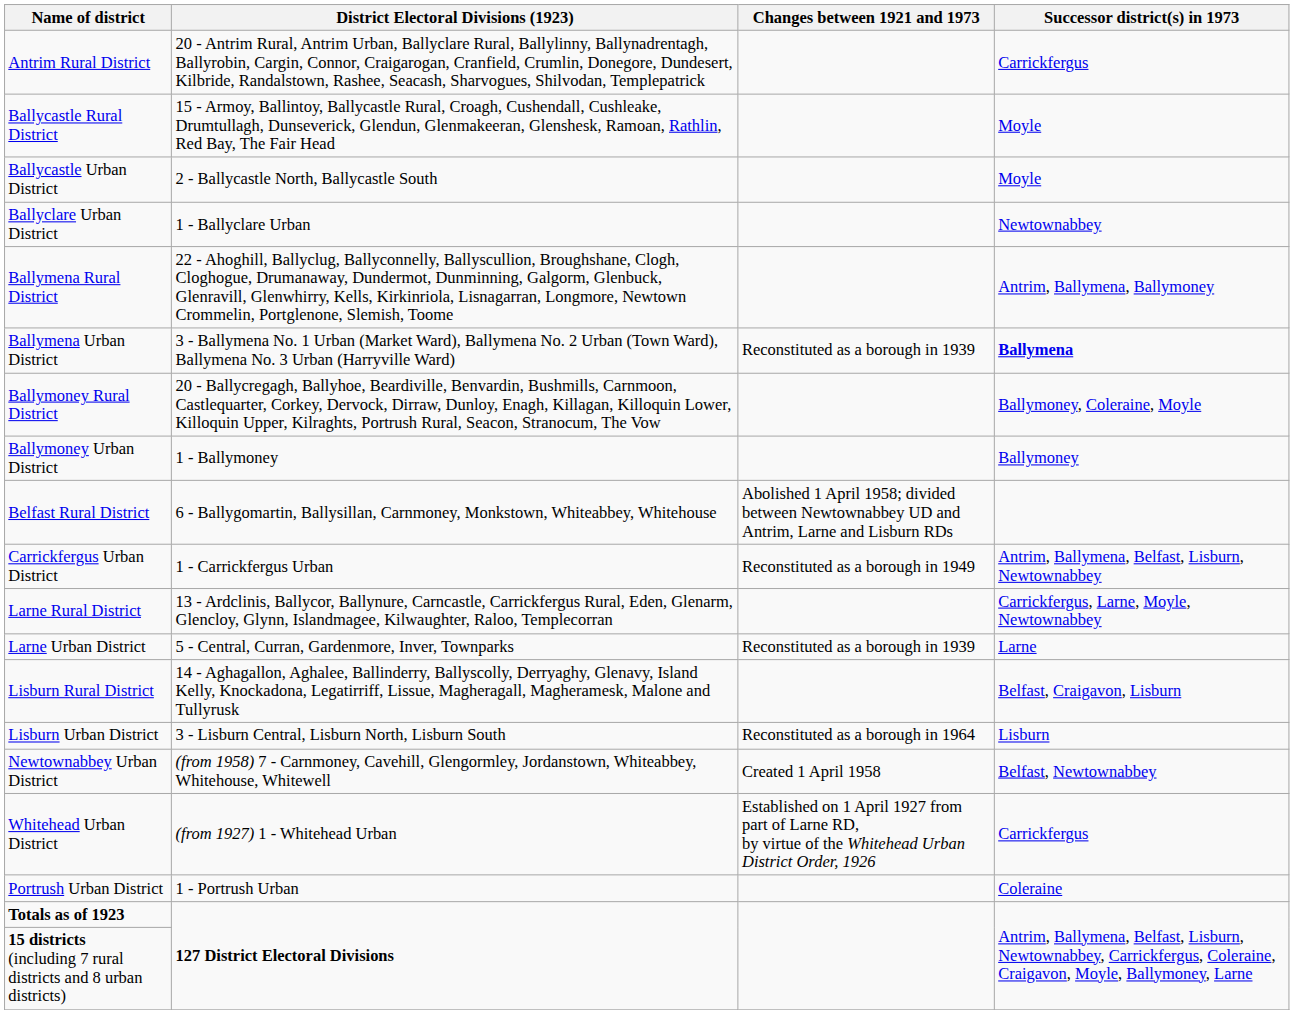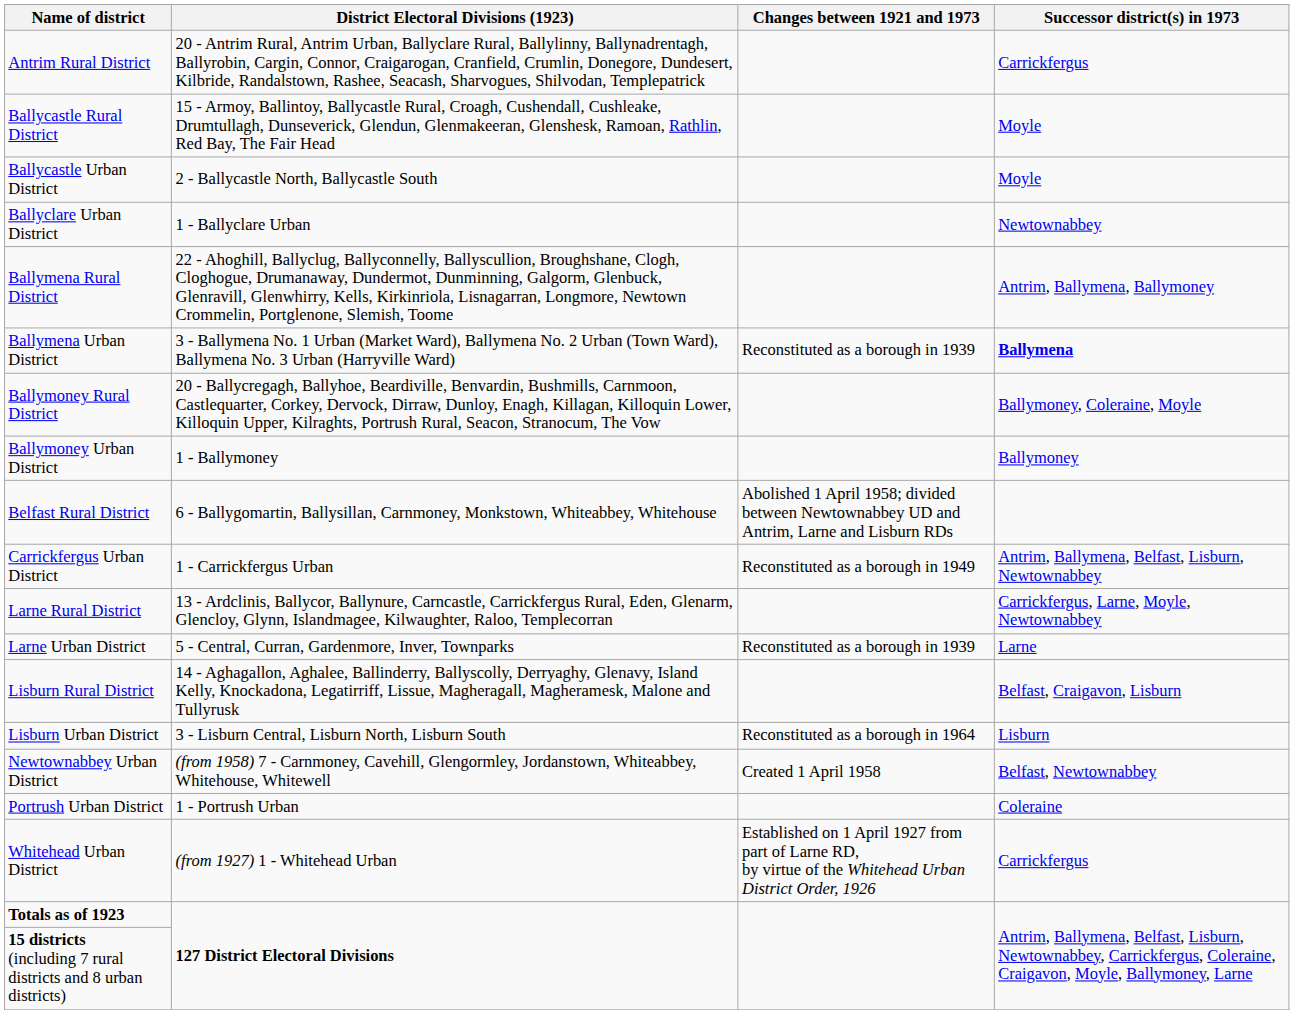rows swapped: (86, 888) <-> (67, 834)
